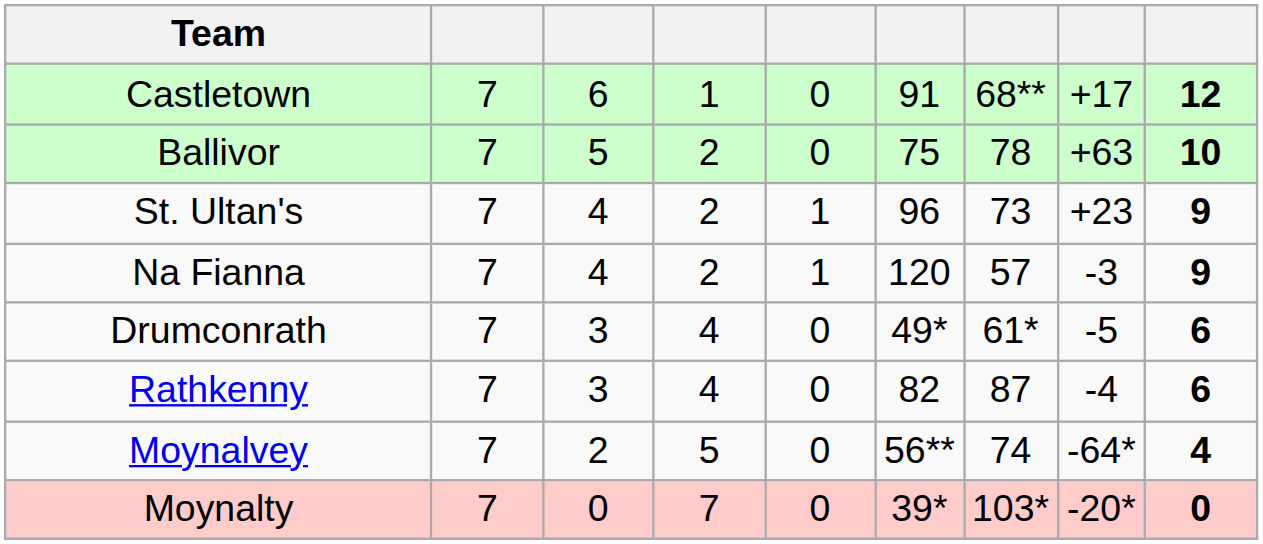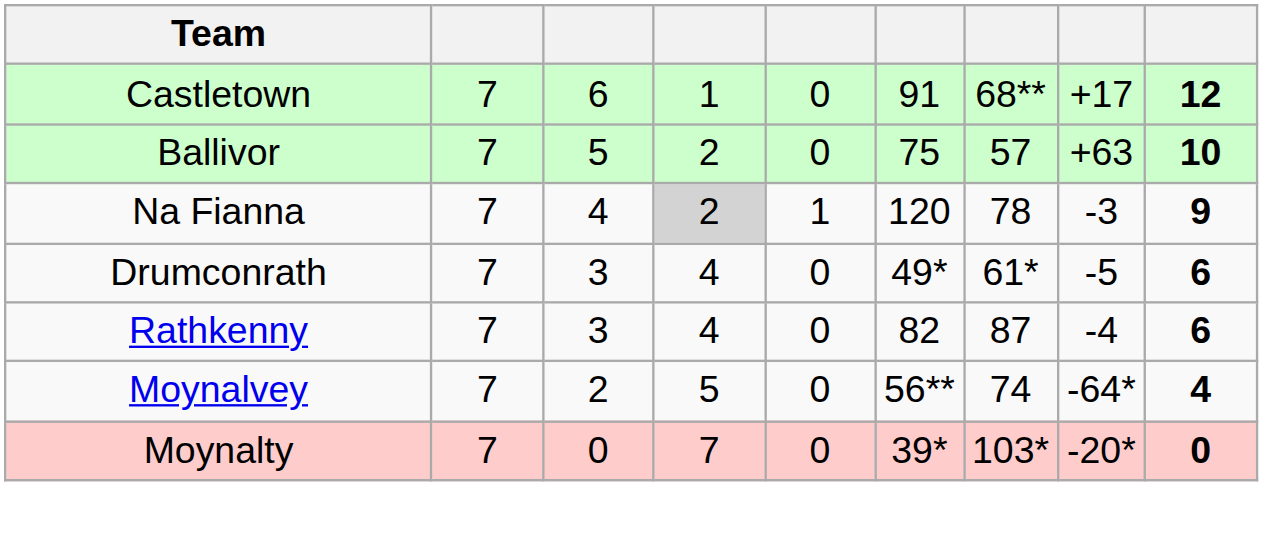(1011, 152) 78 -> (1011, 152) 57
- row: (219, 212)
(709, 271) no background -> (709, 212) lightgrey background
(1011, 271) 57 -> (1011, 212) 78
